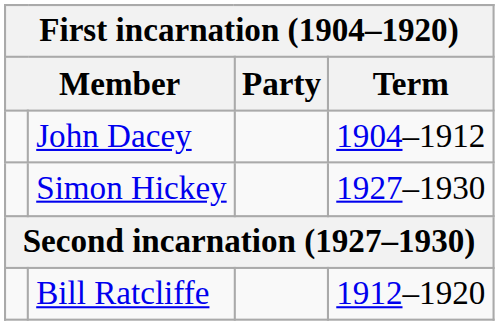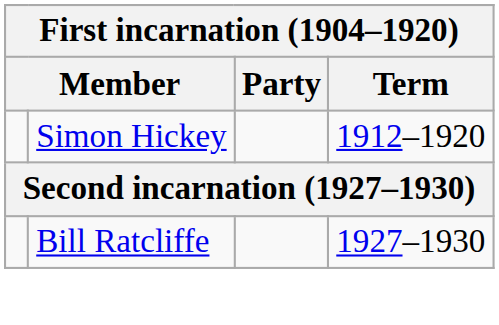- row: (114, 135)
(411, 188) 1927–1930 -> (411, 135) 1912–1920
(411, 293) 1912–1920 -> (411, 240) 1927–1930
